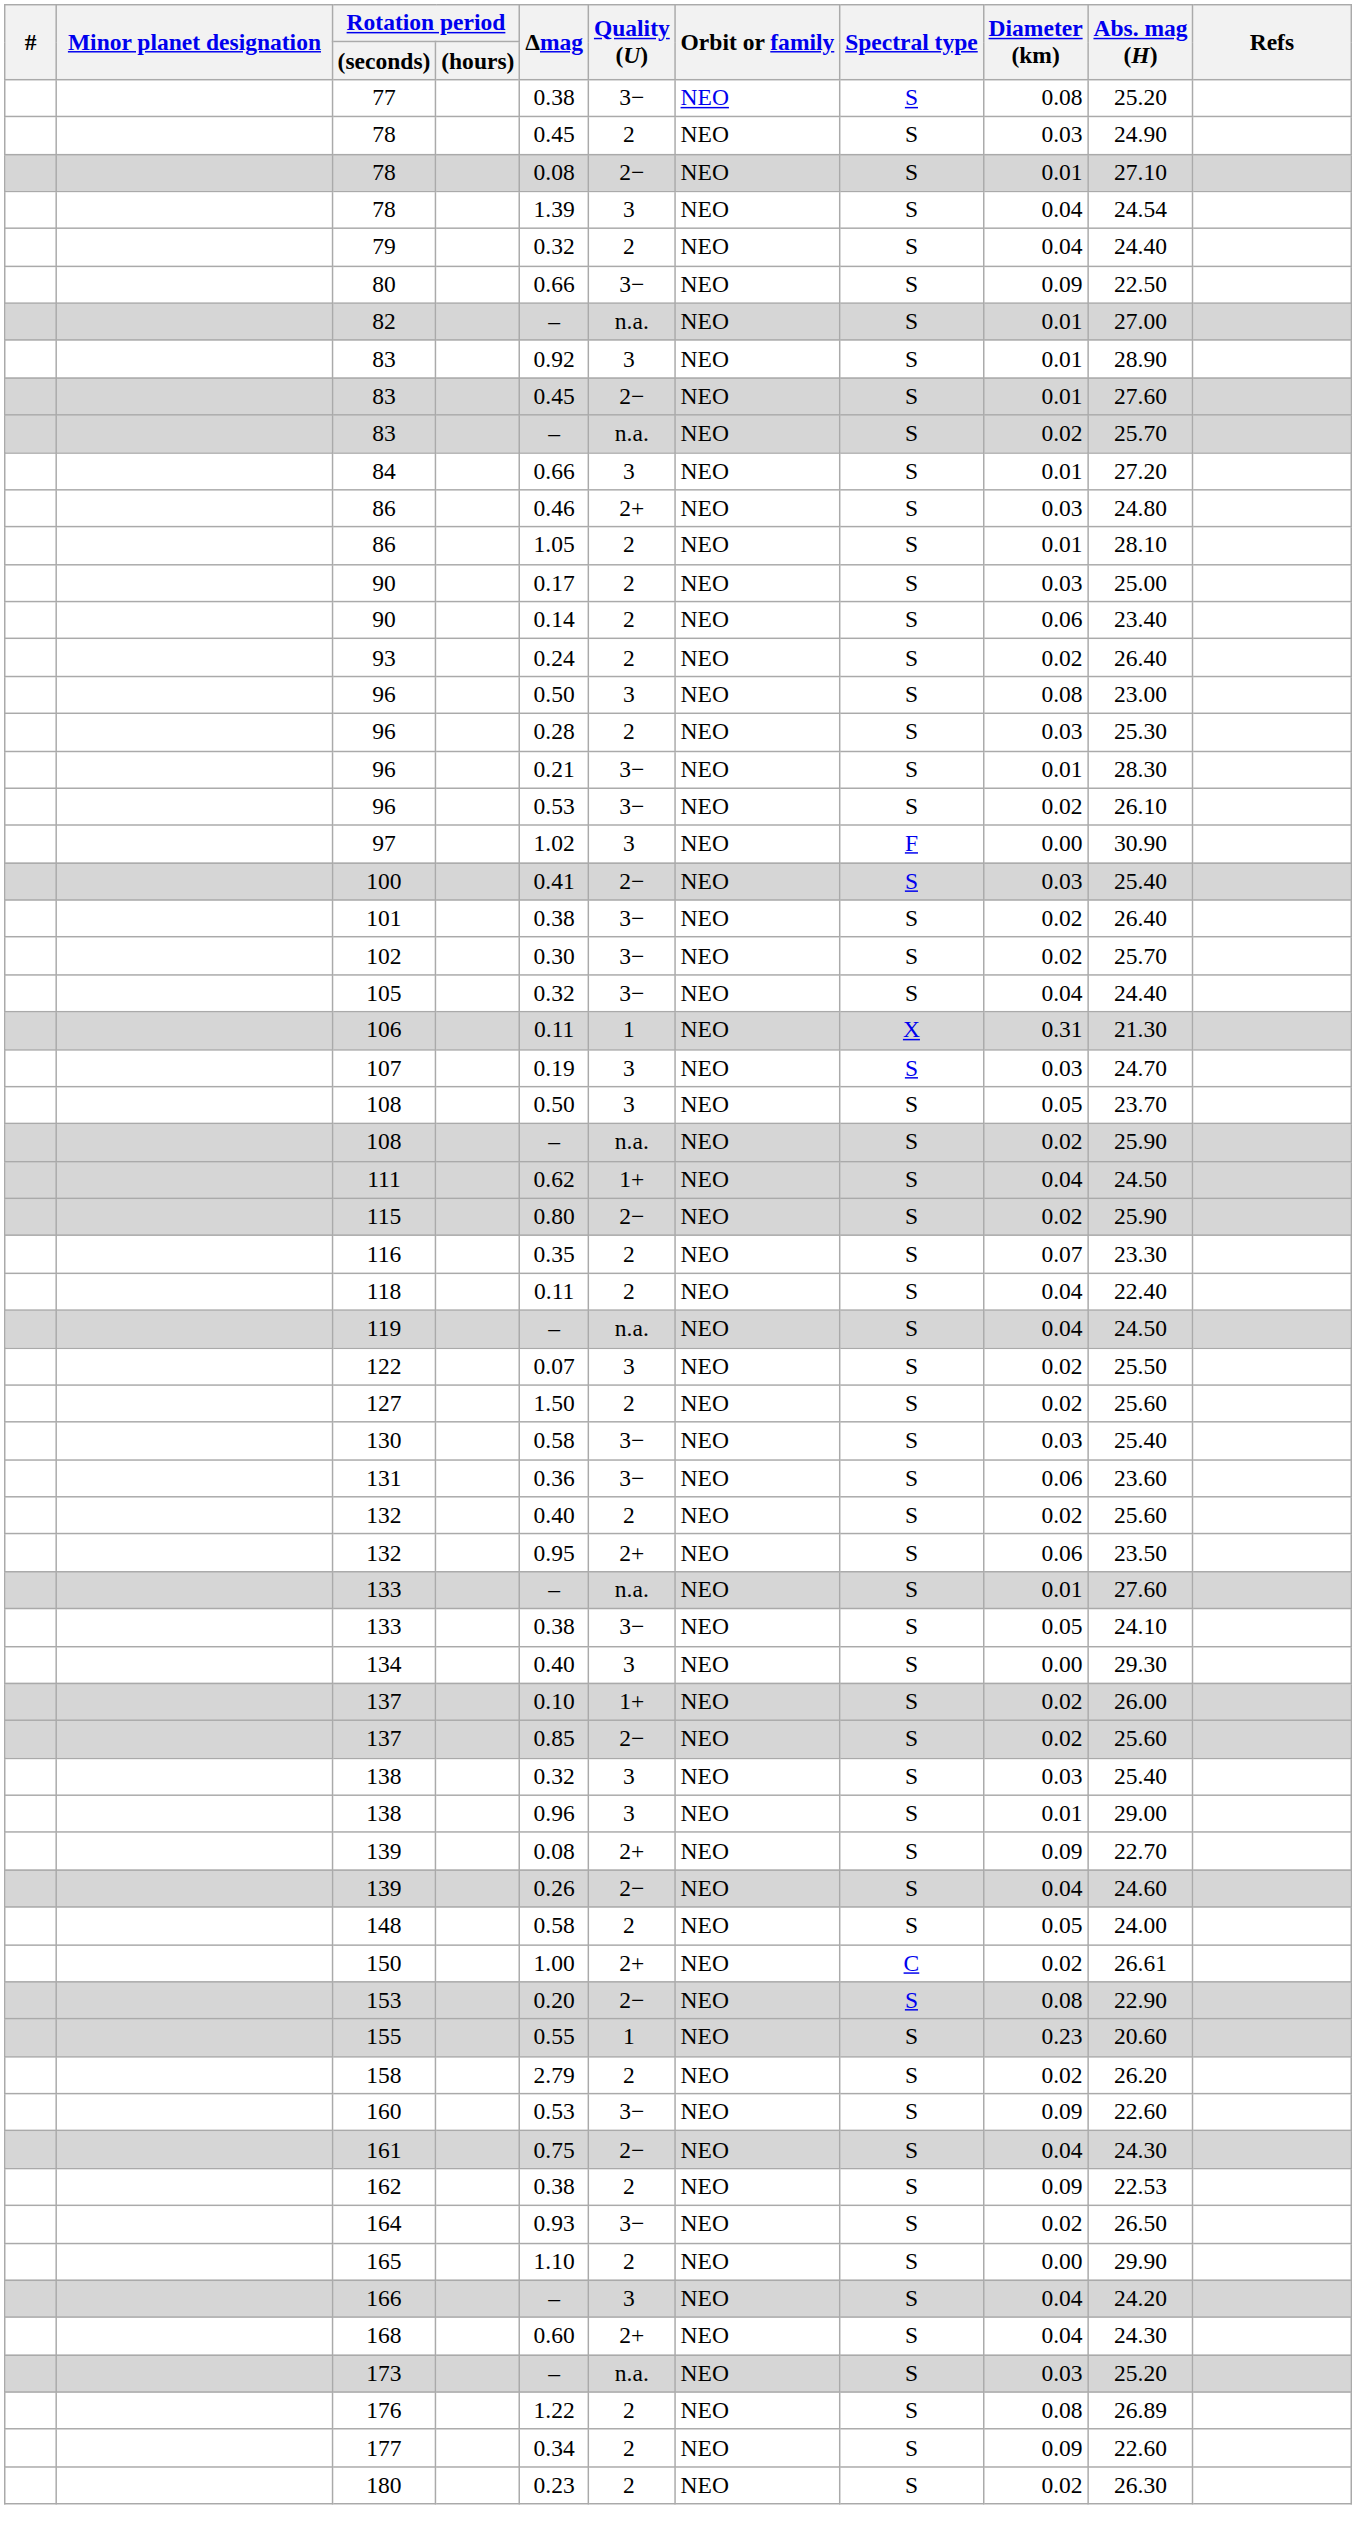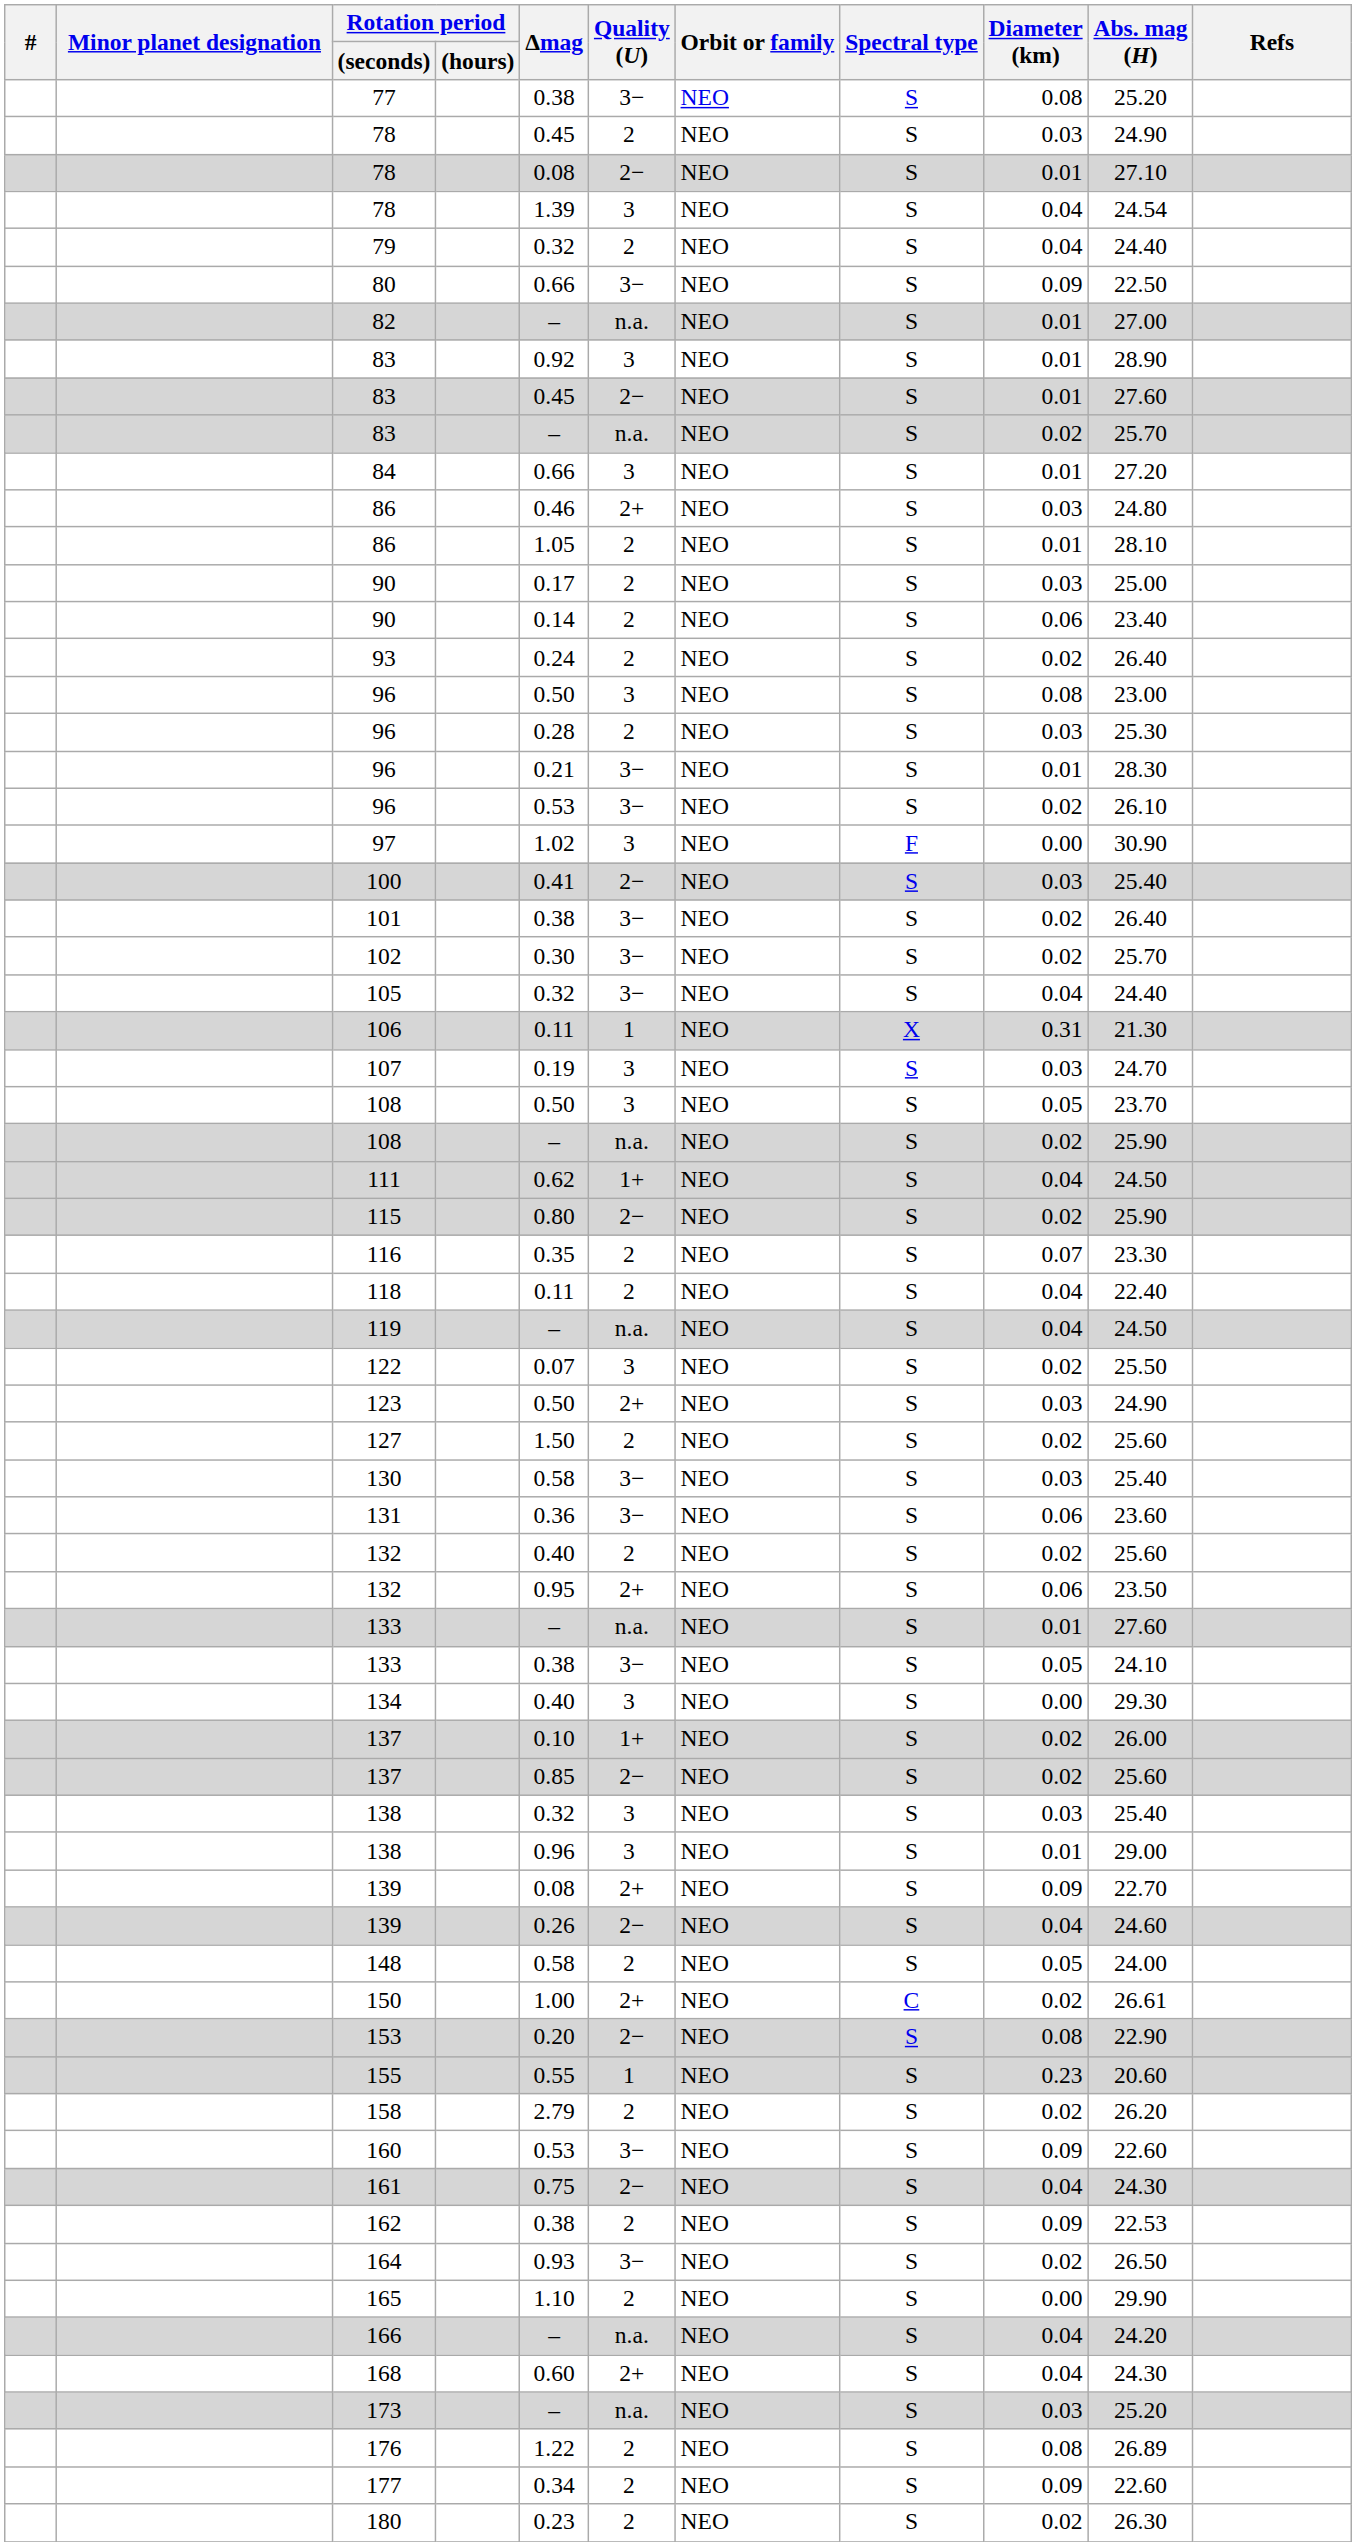+ row: (31, 1404)
(632, 2298) 3 -> (632, 2335) n.a.
